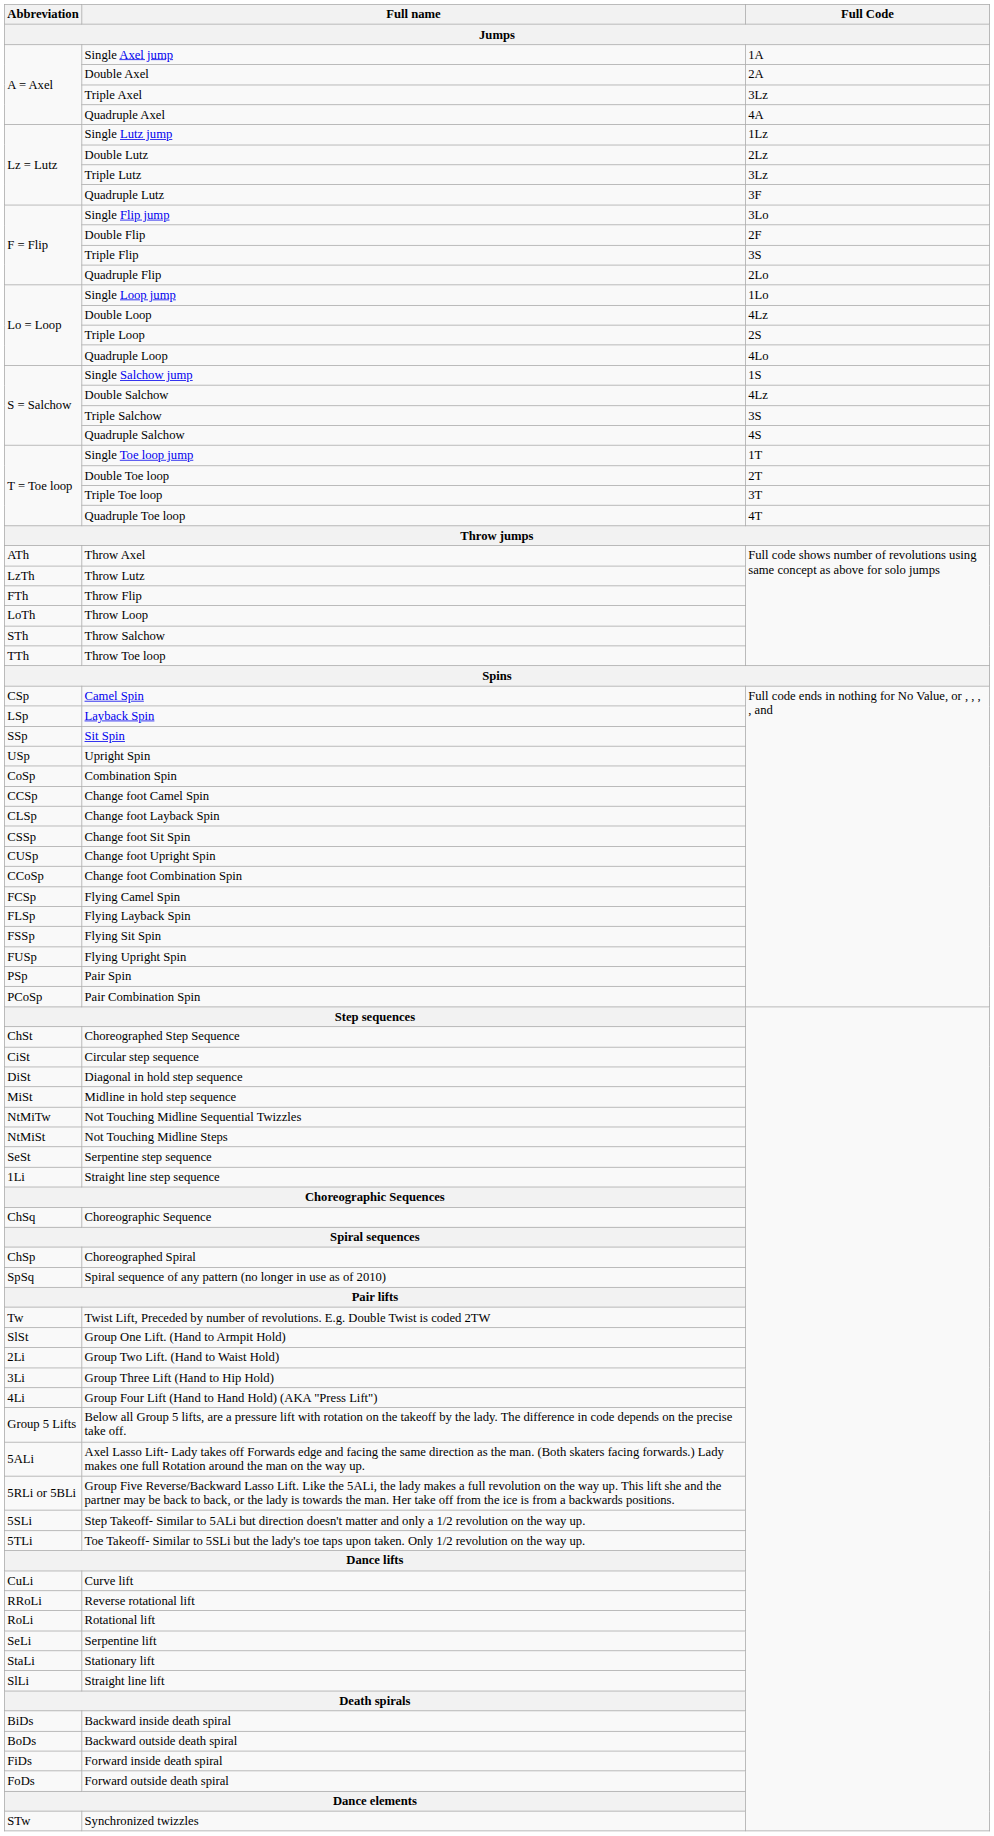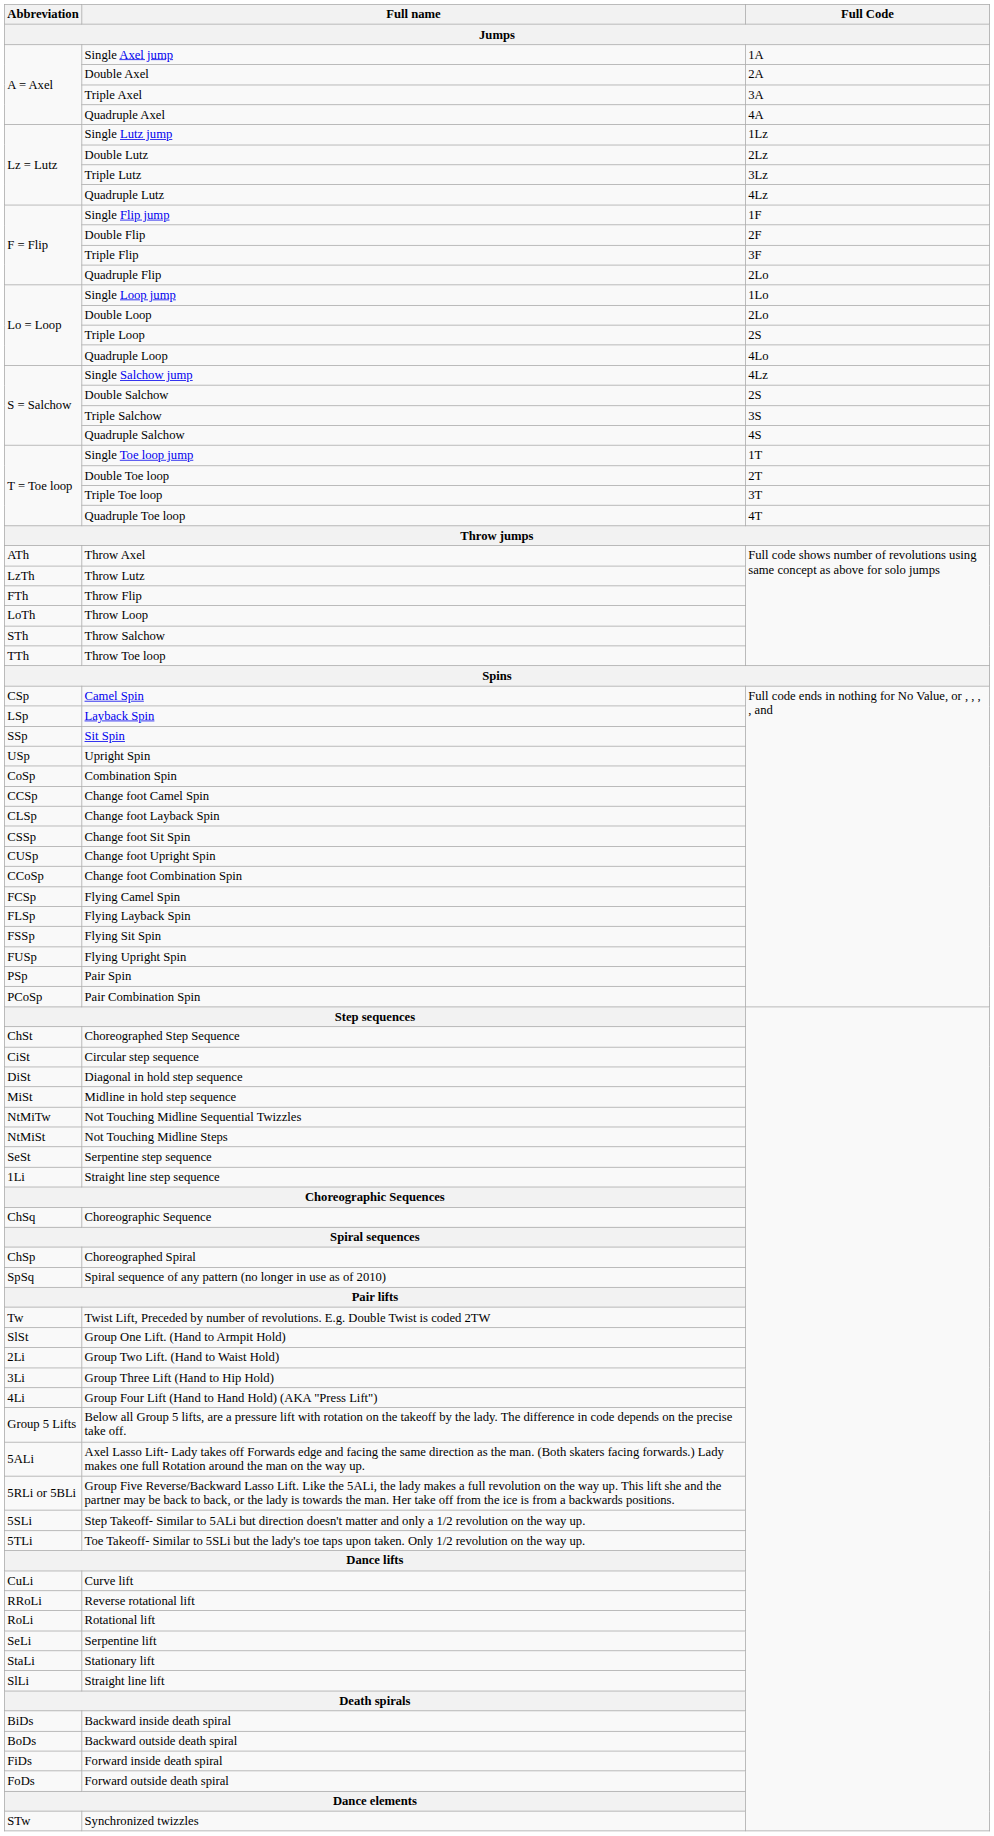(758, 94) 3Lz -> (756, 94) 3A
(755, 194) 3F -> (758, 194) 4Lz
(758, 214) 3Lo -> (755, 214) 1F
(755, 255) 3S -> (755, 255) 3F
(758, 315) 4Lz -> (758, 315) 2Lo
(755, 375) 1S -> (758, 375) 4Lz
(758, 395) 4Lz -> (755, 395) 2S
